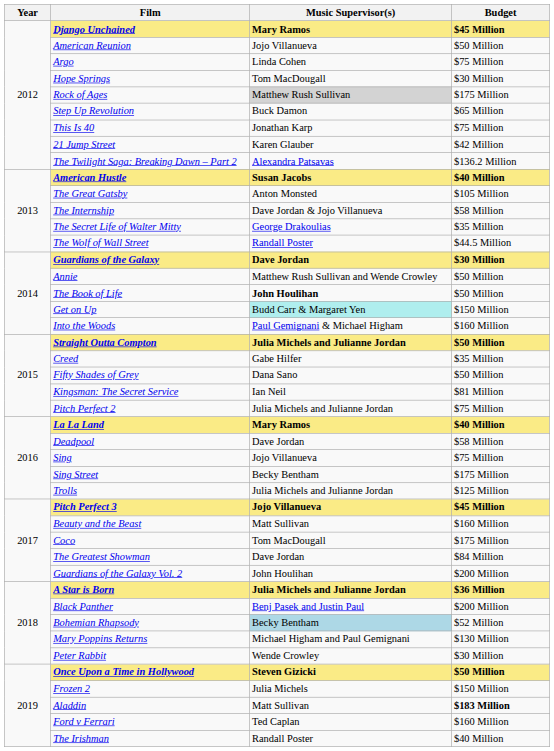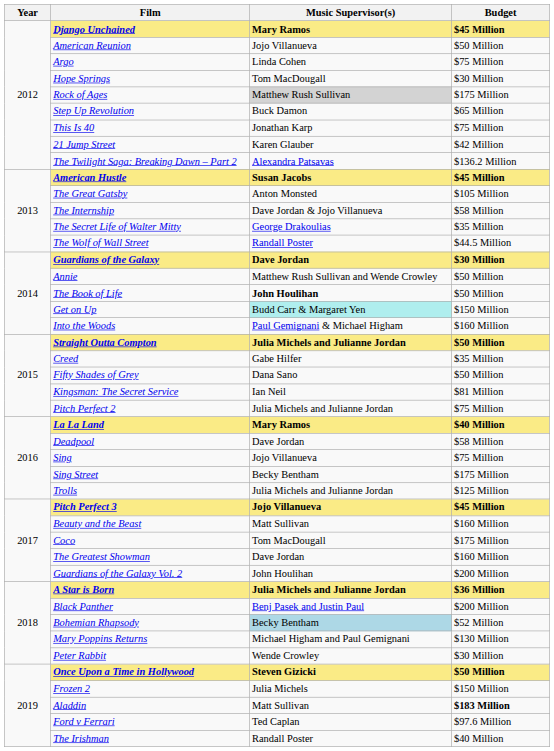(479, 177) $40 Million -> (479, 177) $45 Million
(479, 557) $84 Million -> (481, 557) $160 Million
(481, 721) $160 Million -> (483, 721) $97.6 Million
